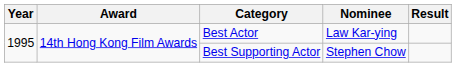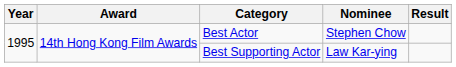(361, 33) Law Kar-ying -> (366, 33) Stephen Chow
(366, 52) Stephen Chow -> (361, 52) Law Kar-ying
